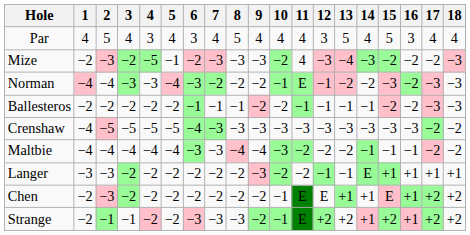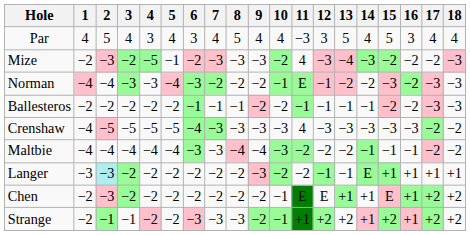(302, 38) 4 -> (302, 38) −3
(302, 128) −3 -> (302, 128) 4
(107, 173) no background -> (107, 173) paleturquoise background
(302, 219) E -> (302, 219) +1
